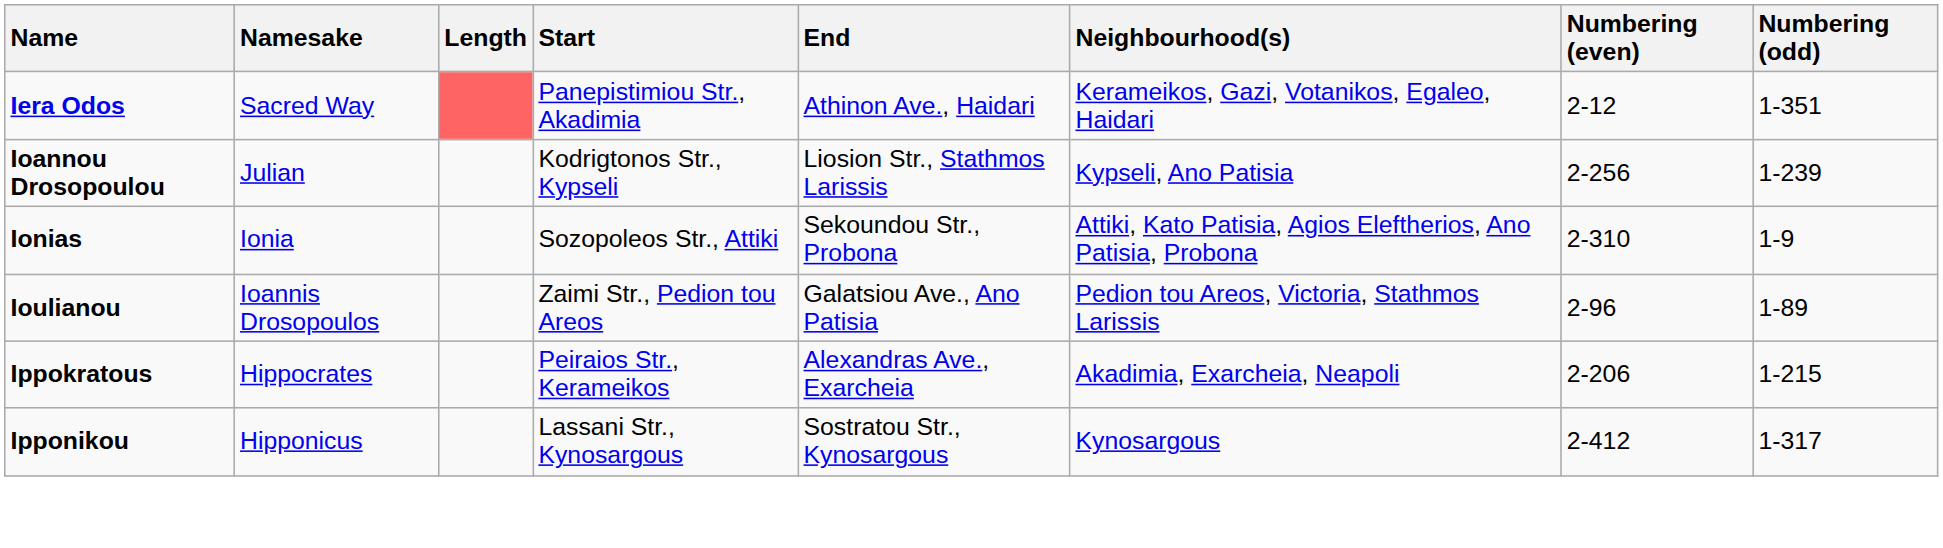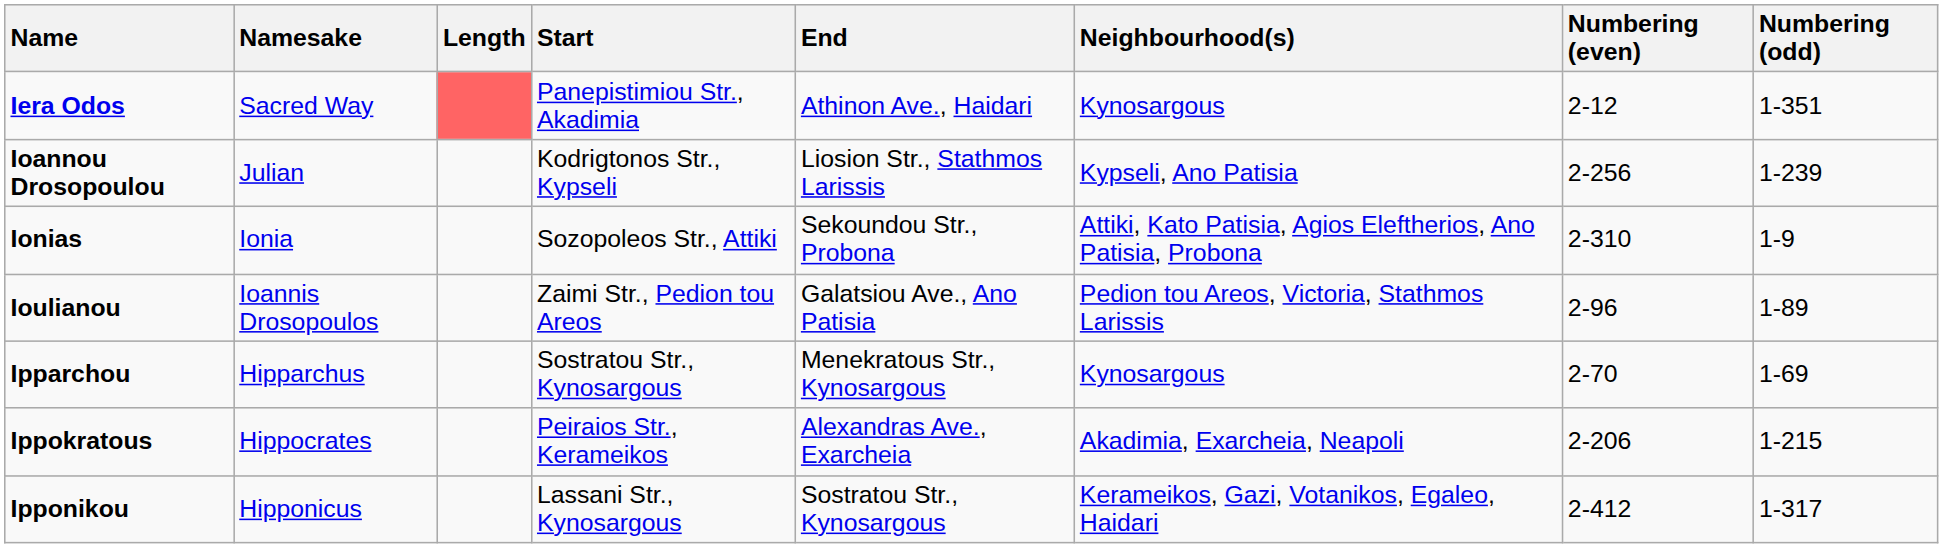(1283, 105) Kerameikos, Gazi, Votanikos, Egaleo, Haidari -> (1152, 105) Kynosargous
+ row: (70, 374)
(1148, 441) Kynosargous -> (1287, 508) Kerameikos, Gazi, Votanikos, Egaleo, Haidari
